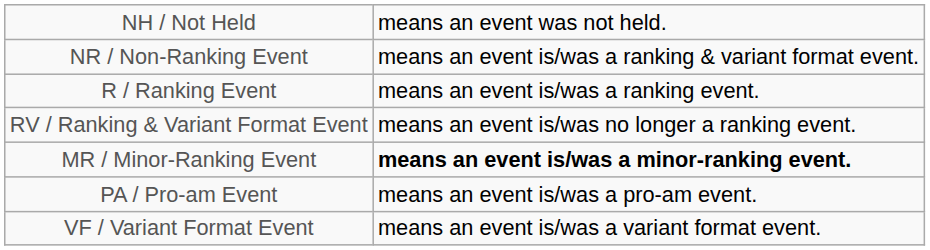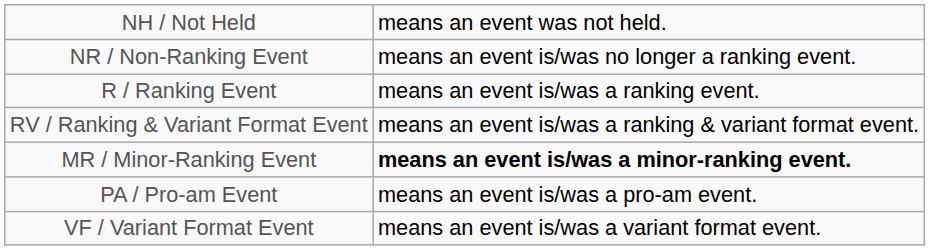(649, 57) means an event is/was a ranking & variant format event. -> (617, 57) means an event is/was no longer a ranking event.
(617, 125) means an event is/was no longer a ranking event. -> (649, 125) means an event is/was a ranking & variant format event.
